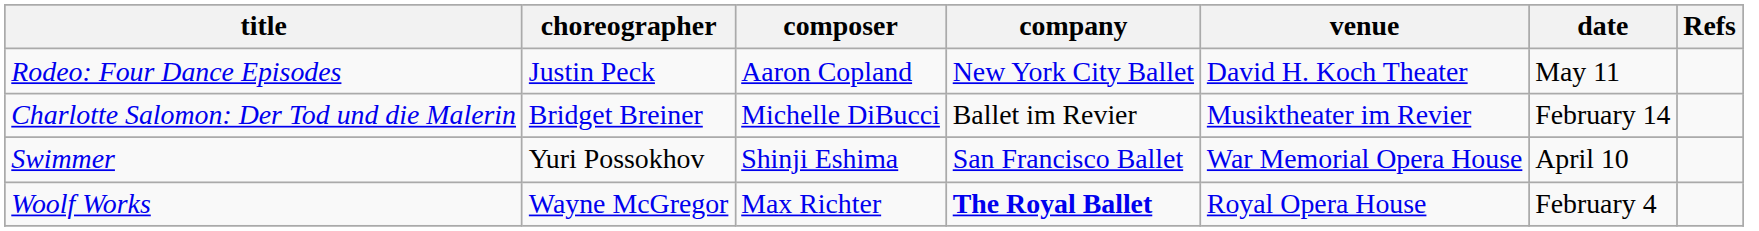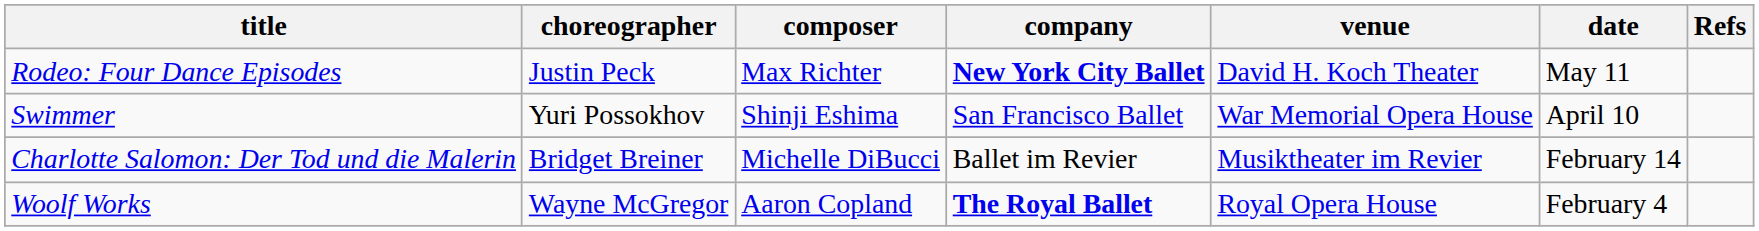(827, 70) Aaron Copland -> (811, 70) Max Richter
(1073, 70) normal -> (1079, 70) bold
rows swapped: (264, 114) <-> (63, 159)
(811, 203) Max Richter -> (827, 203) Aaron Copland
